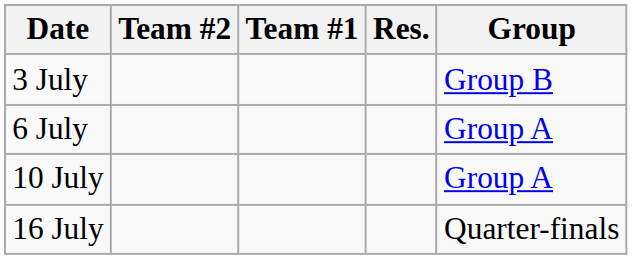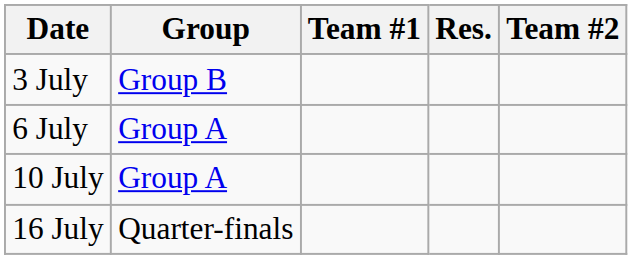columns swapped: (532, 29) <-> (175, 29)
